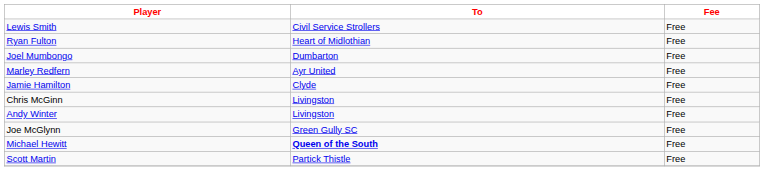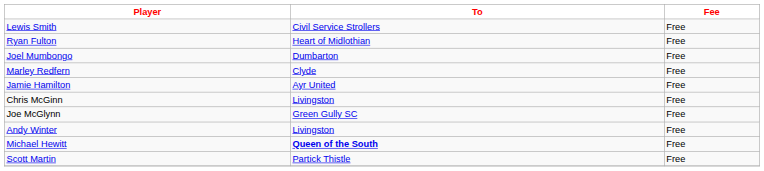(314, 71) Ayr United -> (304, 71) Clyde
(304, 85) Clyde -> (314, 85) Ayr United
rows swapped: (33, 129) <-> (32, 115)
